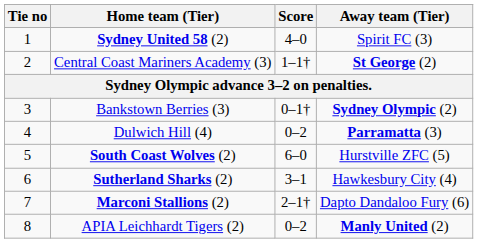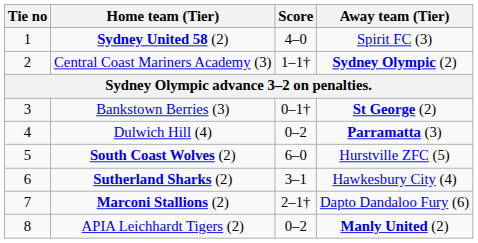(395, 62) St George (2) -> (395, 62) Sydney Olympic (2)
(395, 109) Sydney Olympic (2) -> (395, 109) St George (2)
